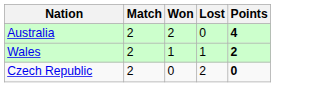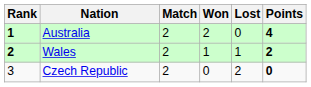+ column: (22, 14)
